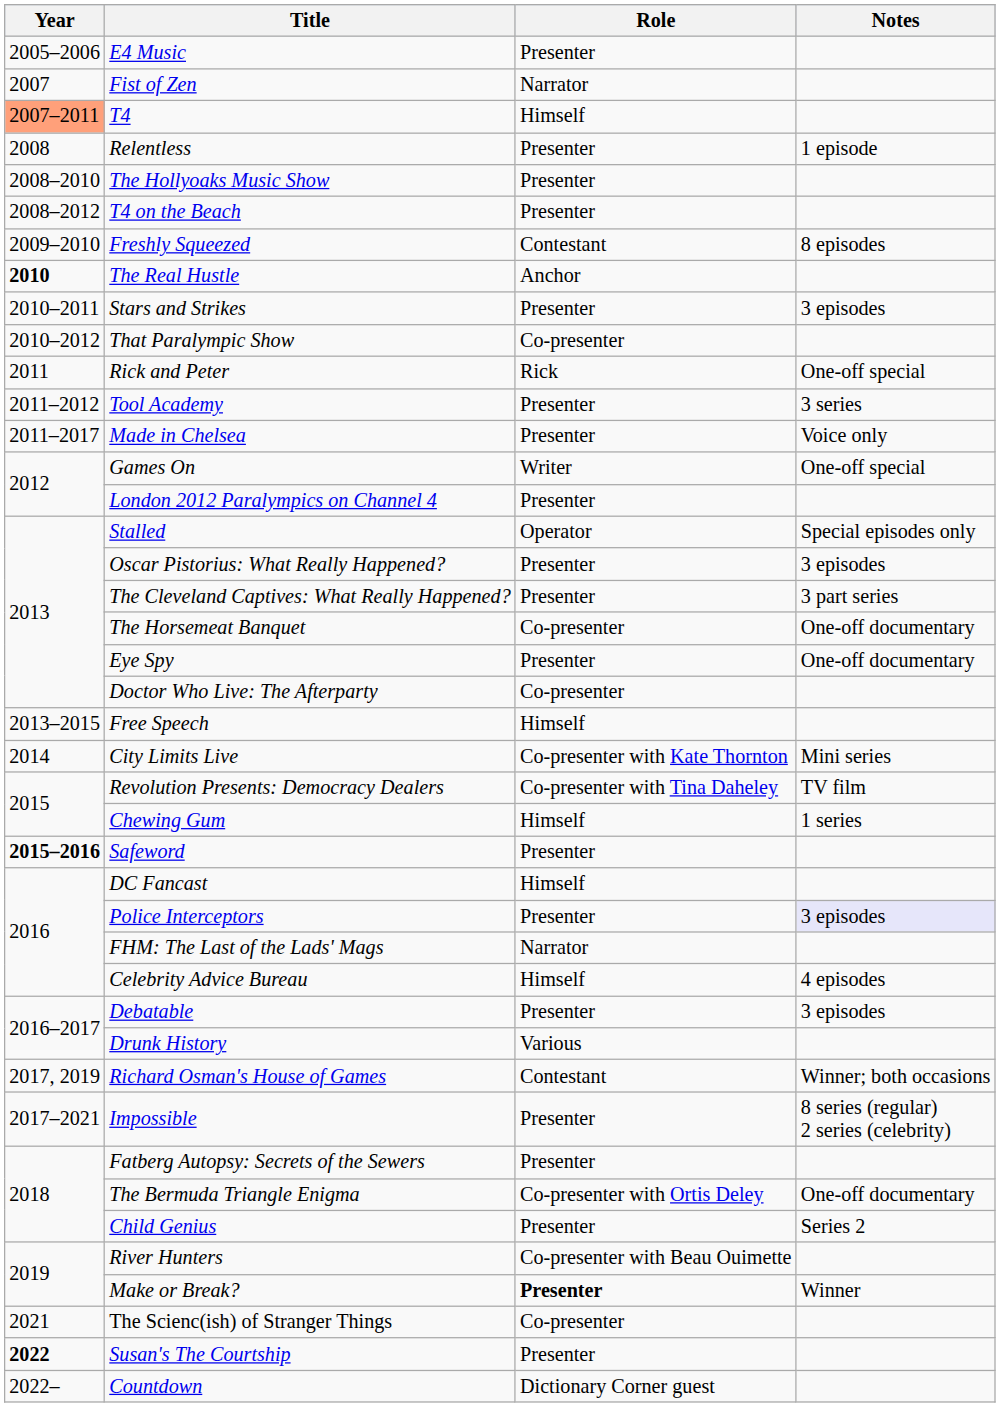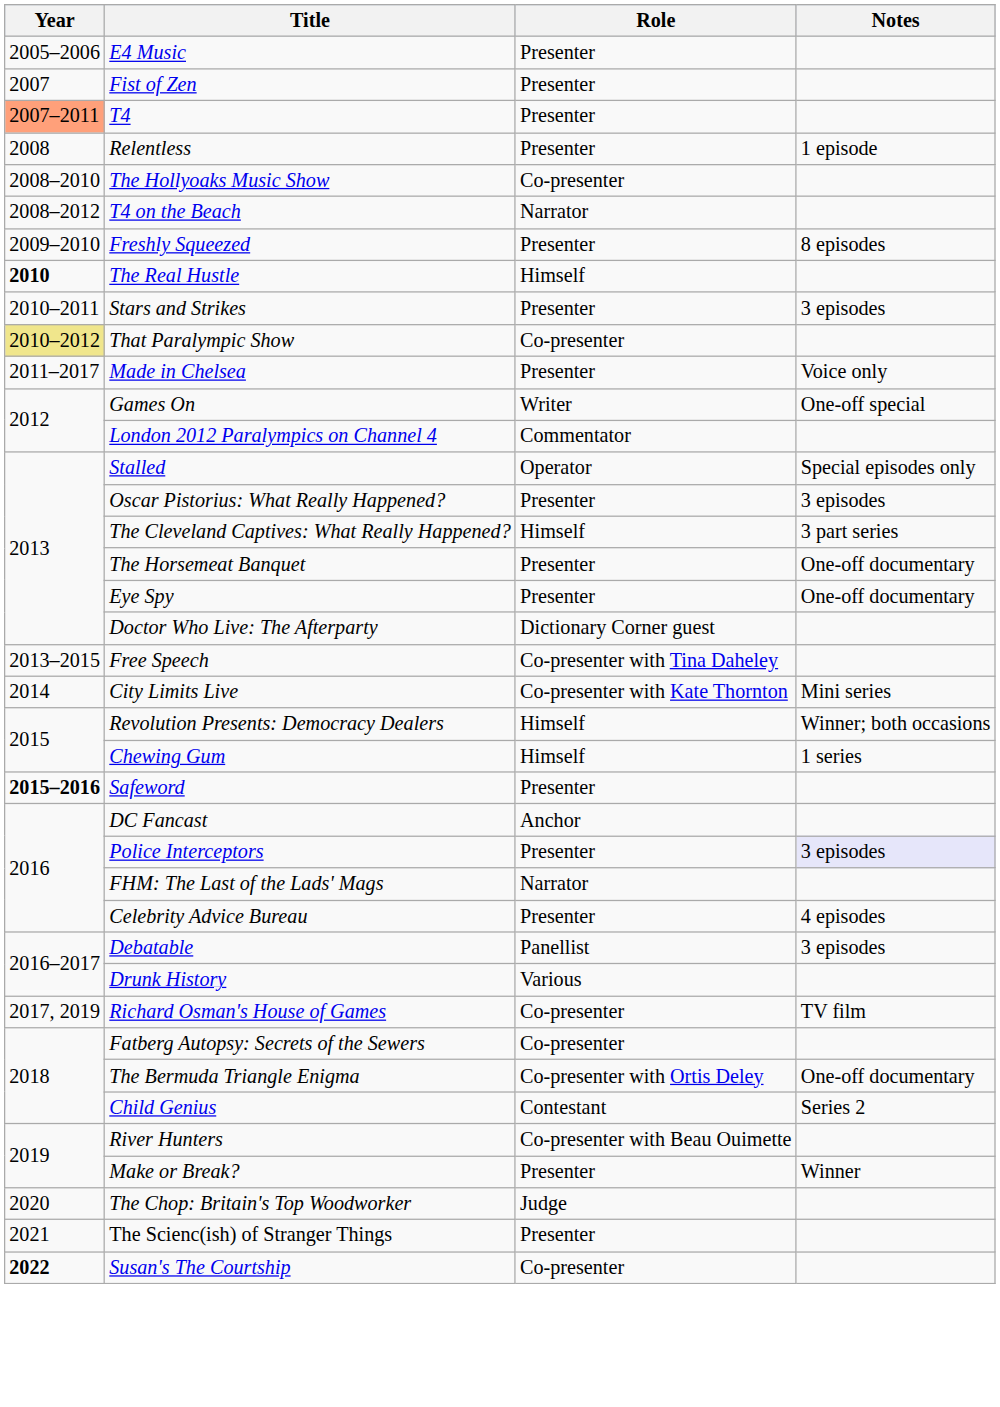(554, 84) Narrator -> (558, 84) Presenter
(552, 116) Himself -> (558, 116) Presenter
(558, 180) Presenter -> (572, 180) Co-presenter
(558, 212) Presenter -> (554, 212) Narrator
(563, 244) Contestant -> (558, 244) Presenter
(550, 276) Anchor -> (552, 276) Himself
(55, 340) no background -> (55, 340) khaki background
- row: (169, 372)
- row: (166, 404)
(558, 500) Presenter -> (575, 436) Commentator
(558, 595) Presenter -> (552, 532) Himself
(572, 627) Co-presenter -> (558, 564) Presenter
(572, 691) Co-presenter -> (617, 627) Dictionary Corner guest
(552, 723) Himself -> (649, 659) Co-presenter with Tina Daheley
(649, 787) Co-presenter with Tina Daheley -> (552, 723) Himself
(833, 787) TV film -> (896, 723) Winner; both occasions
(552, 883) Himself -> (550, 819) Anchor
(552, 979) Himself -> (558, 915) Presenter
(558, 1011) Presenter -> (555, 947) Panellist
(563, 1075) Contestant -> (572, 1011) Co-presenter
(896, 1075) Winner; both occasions -> (833, 1011) TV film
- row: (153, 1118)
(558, 1162) Presenter -> (572, 1043) Co-presenter
(558, 1226) Presenter -> (563, 1107) Contestant
(561, 1290) bold -> (558, 1171) normal
+ row: (260, 1203)
(572, 1322) Co-presenter -> (558, 1235) Presenter
(558, 1354) Presenter -> (572, 1267) Co-presenter
- row: (156, 1386)
